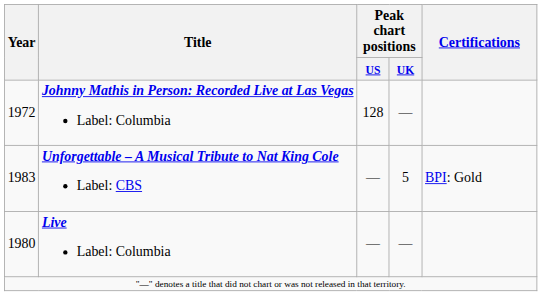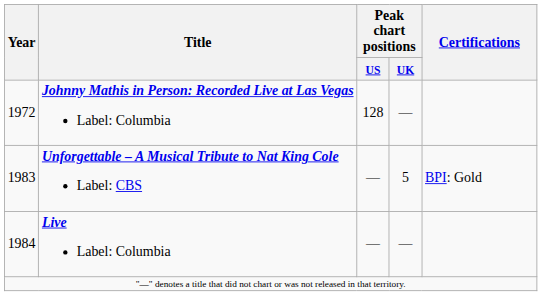(22, 243) 1980 -> (22, 243) 1984
